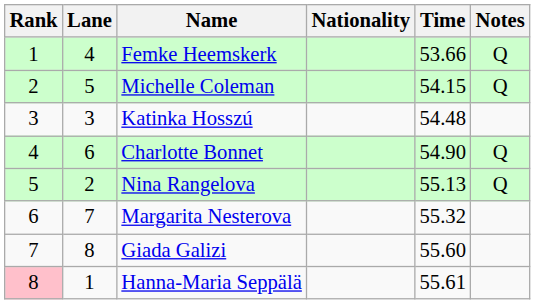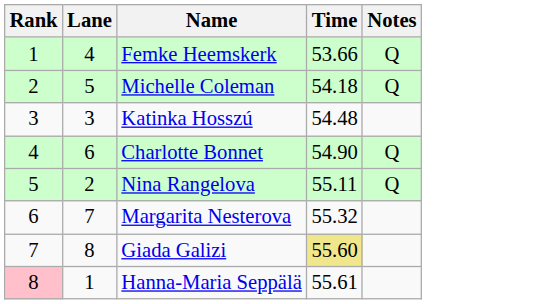- column: (361, 20)
(443, 86) 54.15 -> (335, 86) 54.18
(443, 184) 55.13 -> (335, 184) 55.11
(443, 250) no background -> (335, 250) khaki background
